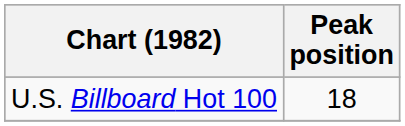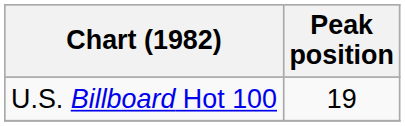(342, 98) 18 -> (342, 98) 19
